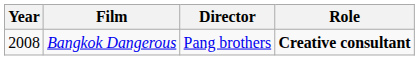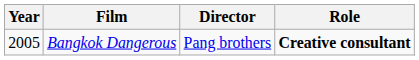(24, 42) 2008 -> (24, 42) 2005
